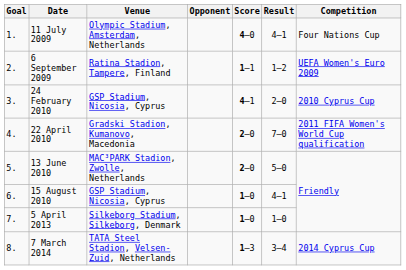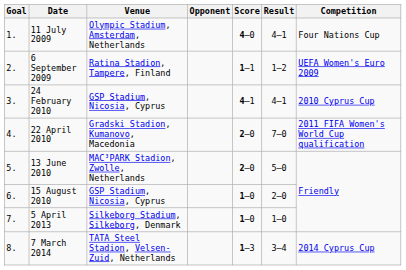(279, 101) 2–0 -> (279, 101) 4–1
(279, 196) 4–1 -> (279, 196) 2–0
